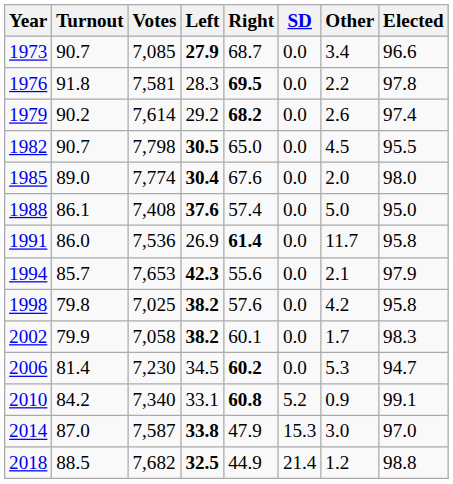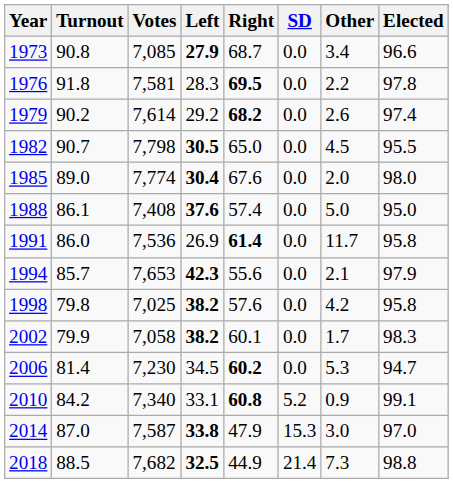(73, 52) 90.7 -> (73, 52) 90.8
(337, 462) 1.2 -> (337, 462) 7.3
